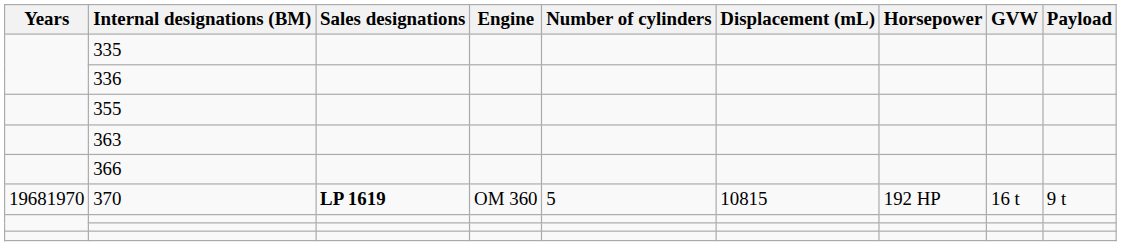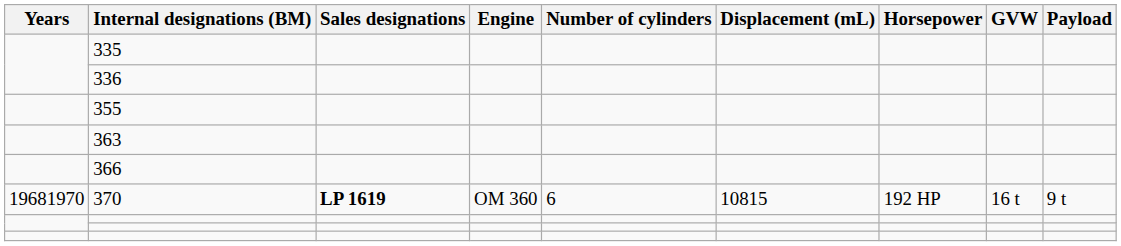(551, 199) 5 -> (551, 199) 6
